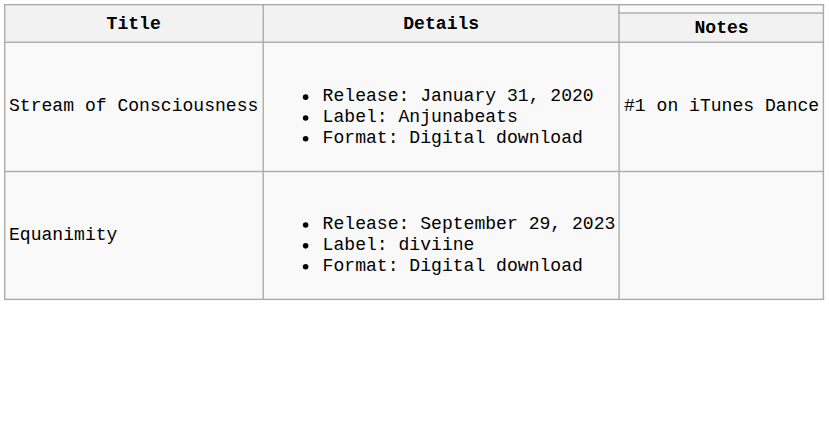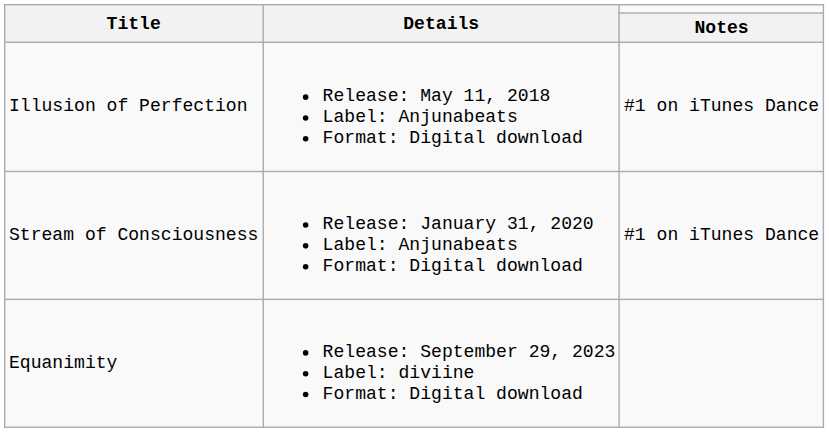+ row: (128, 107)
